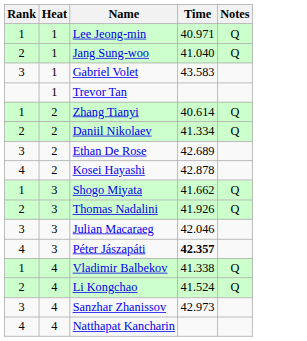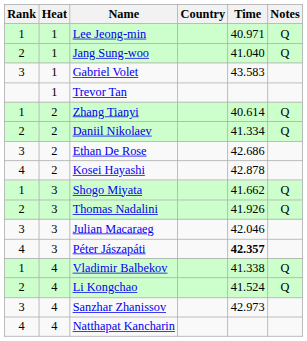+ column: (203, 14)
(198, 151) 42.689 -> (248, 151) 42.686
